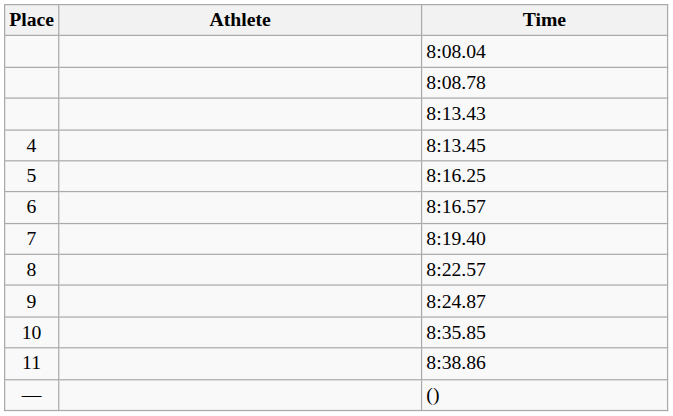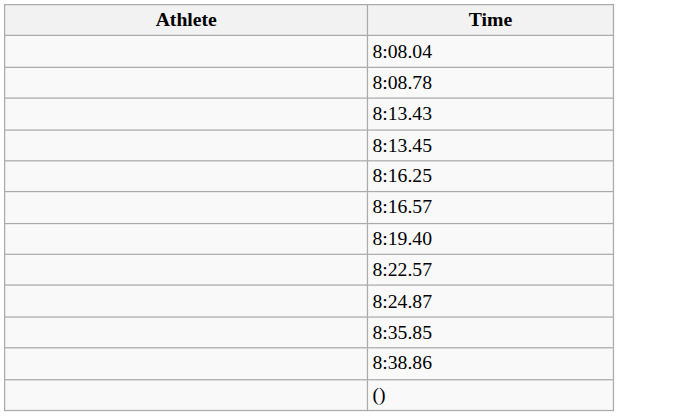- column: (32, 20)
